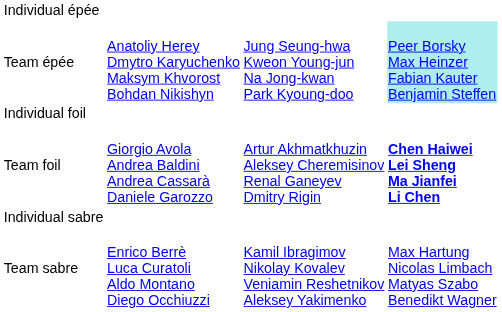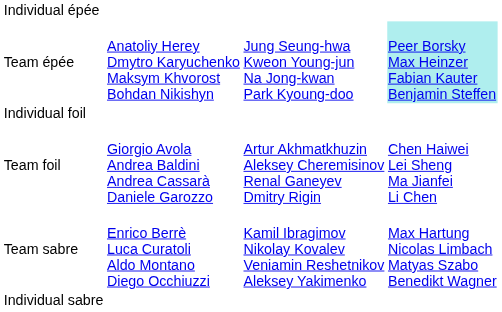(430, 173) bold -> (428, 173) normal
rows swapped: (54, 217) <-> (41, 268)
